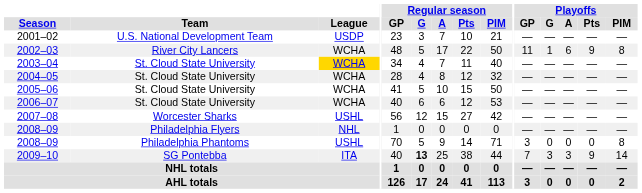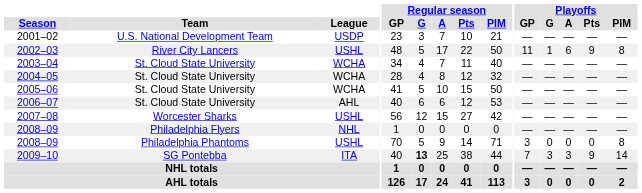(349, 50) WCHA -> (349, 50) USHL
(349, 63) gold background -> (349, 63) no background
(349, 103) WCHA -> (349, 103) AHL
